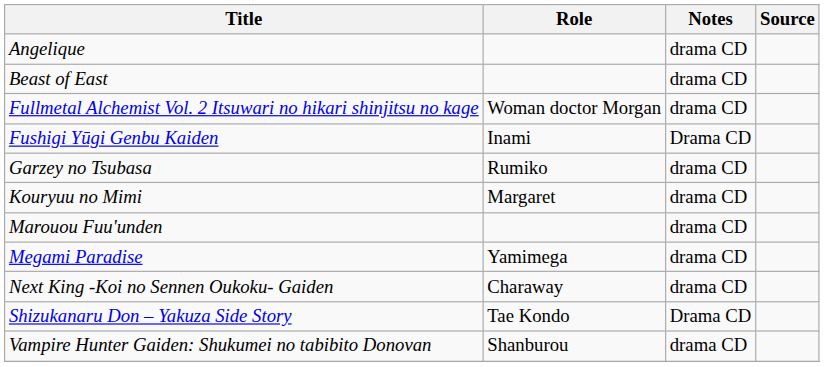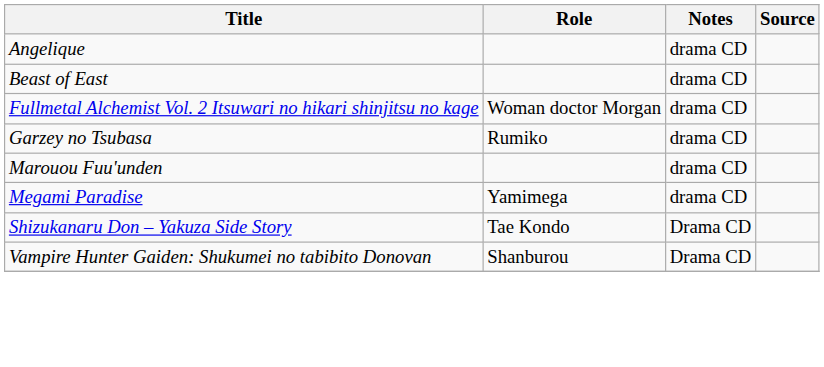- row: (114, 138)
- row: (75, 197)
- row: (171, 286)
(708, 345) drama CD -> (711, 256) Drama CD
